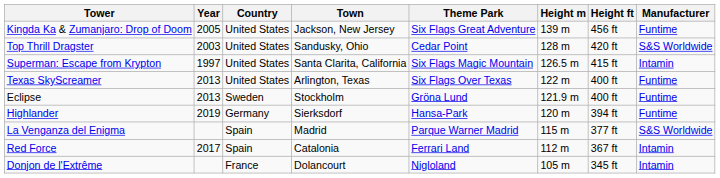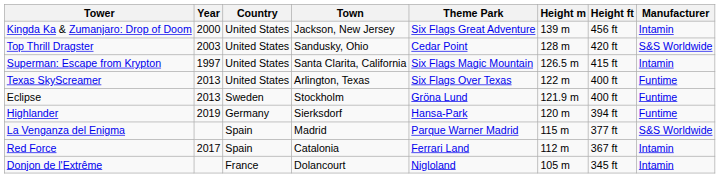(209, 30) 2005 -> (209, 30) 2000
(658, 30) Funtime -> (656, 30) Intamin
